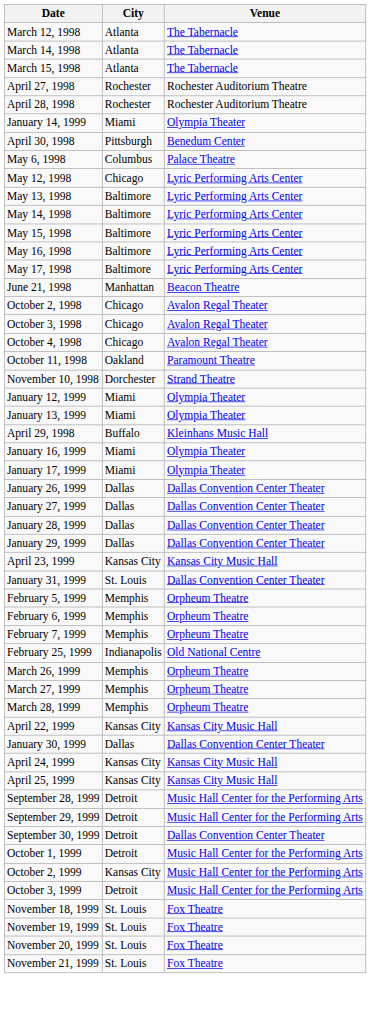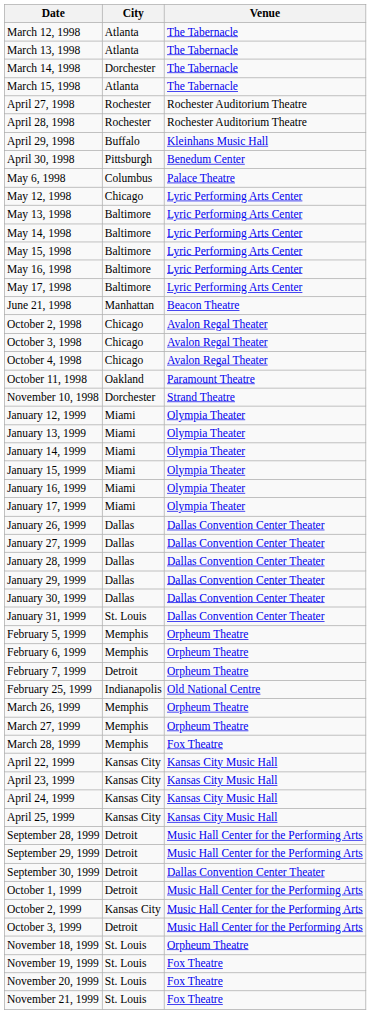+ row: (44, 50)
(122, 50) Atlanta -> (130, 68) Dorchester
rows swapped: (41, 433) <-> (47, 123)
+ row: (47, 470)
rows swapped: (47, 744) <-> (41, 561)
(127, 634) Memphis -> (121, 671) Detroit
(208, 707) Orpheum Theatre -> (195, 744) Fox Theatre
(195, 908) Fox Theatre -> (208, 945) Orpheum Theatre
